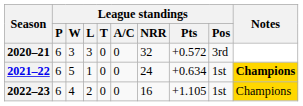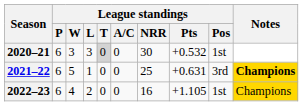(103, 52) no background -> (103, 52) lightgrey background
(146, 52) 32 -> (146, 52) 30
(189, 52) +0.572 -> (189, 52) +0.532
(220, 52) 3rd -> (219, 52) 1st
(146, 71) 24 -> (146, 71) 25
(189, 71) +0.634 -> (189, 71) +0.631
(219, 71) 1st -> (220, 71) 3rd
